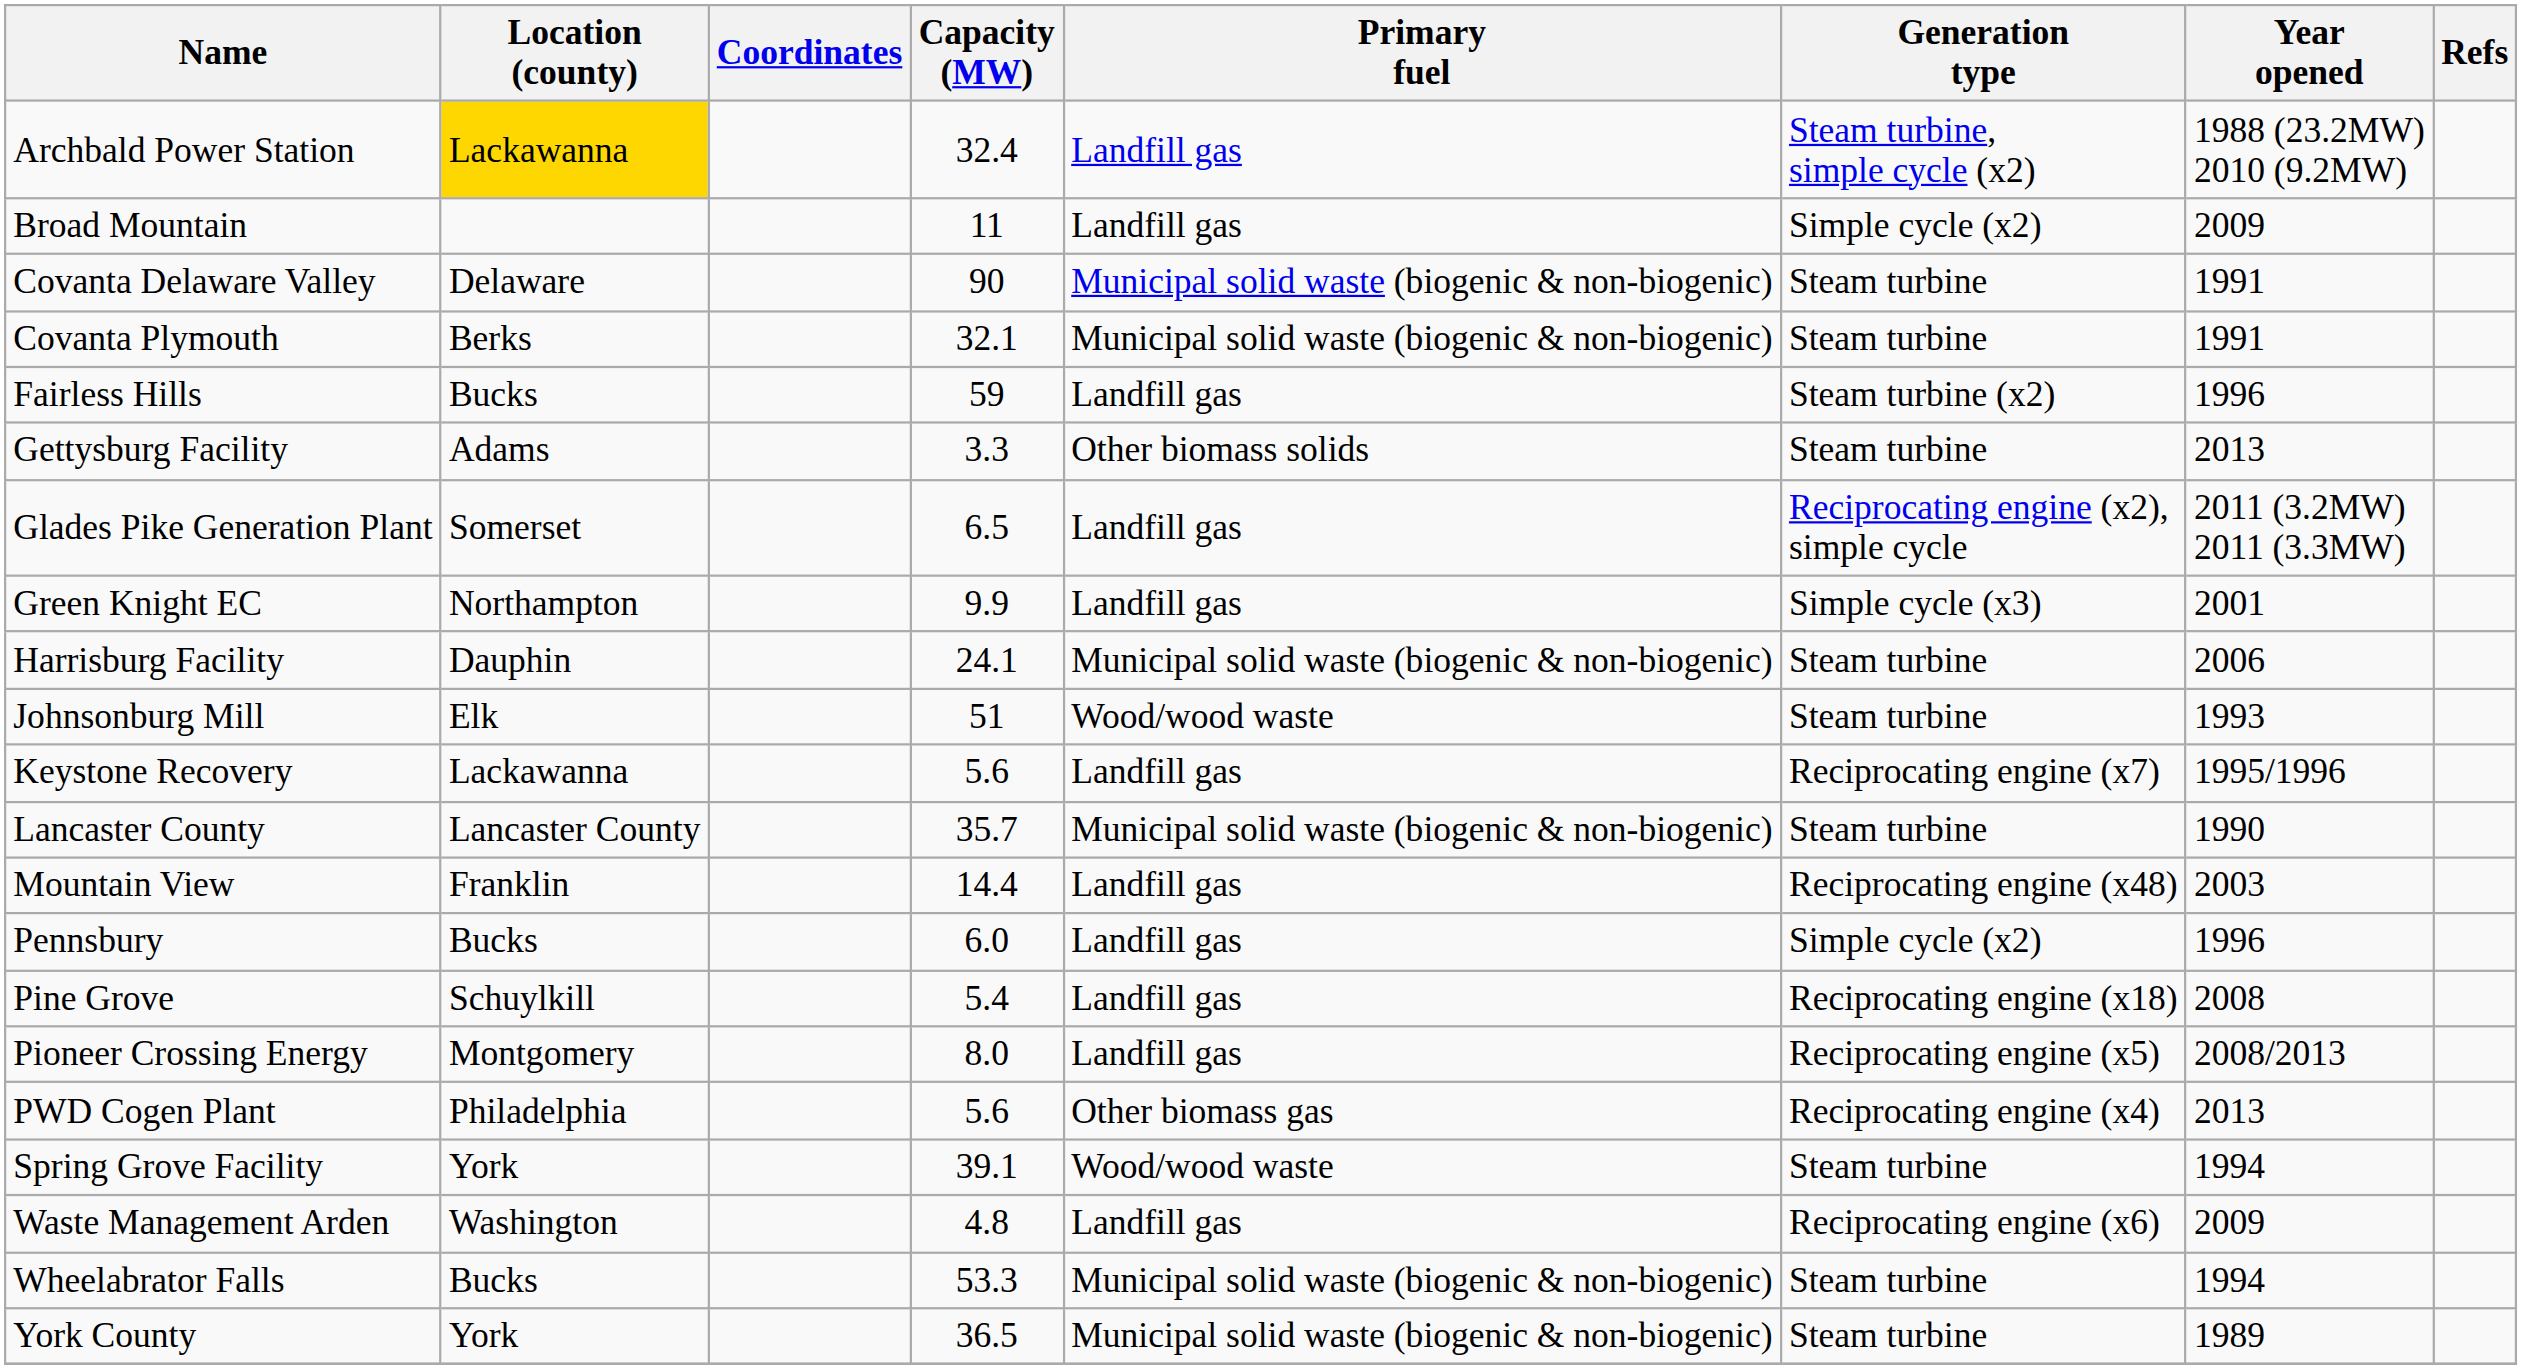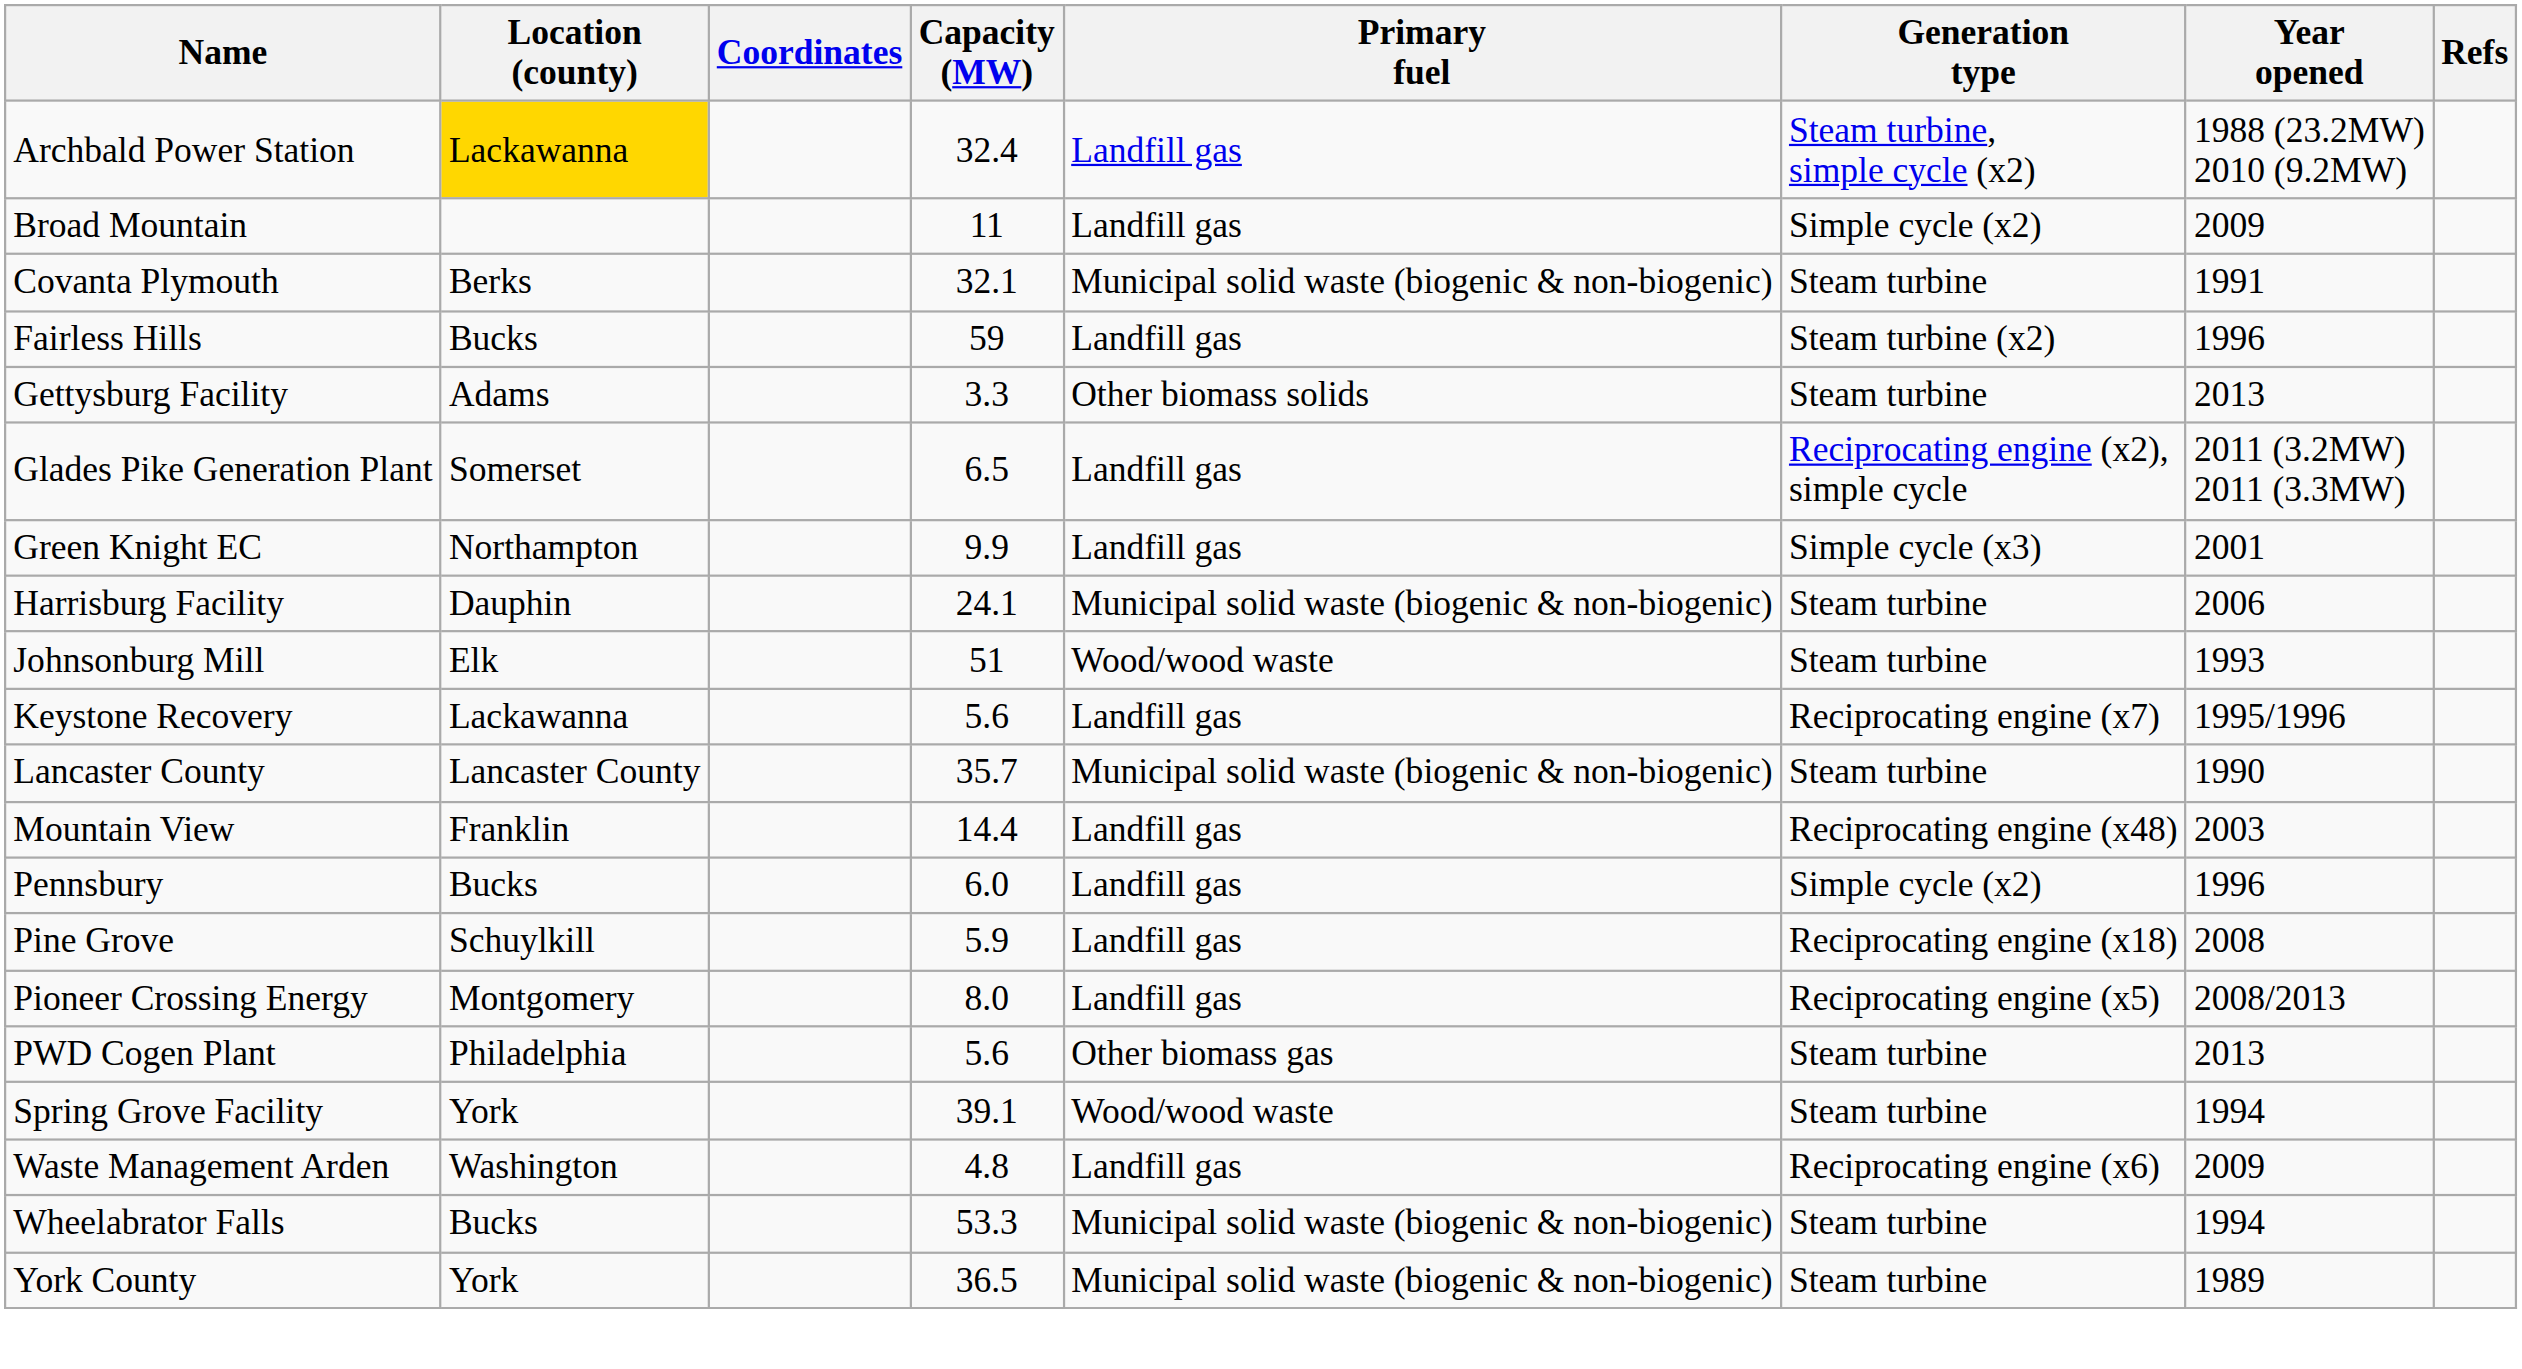- row: (194, 281)
(987, 997) 5.4 -> (987, 941) 5.9
(1974, 1110) Reciprocating engine (x4) -> (1888, 1053) Steam turbine
